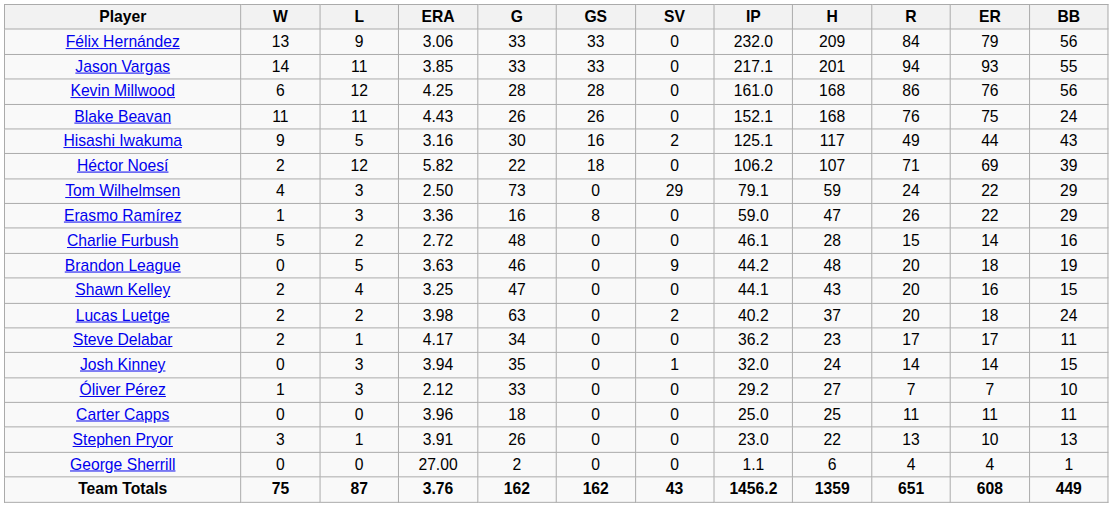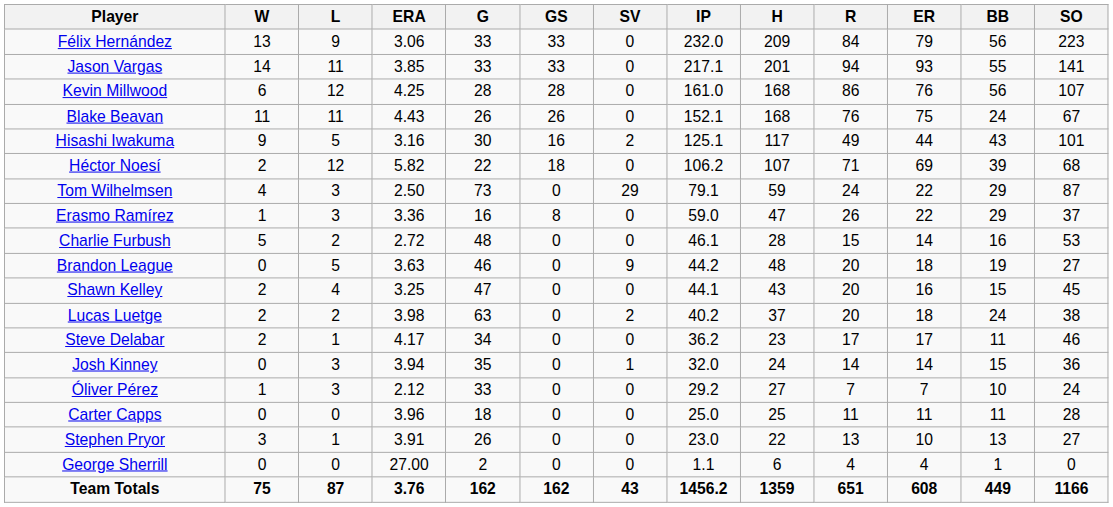+ column: (1071, 16)
